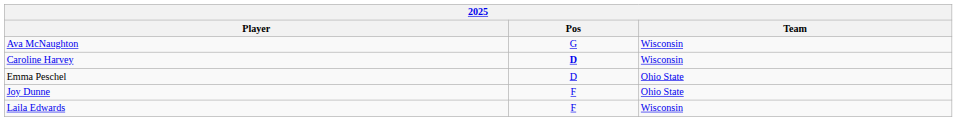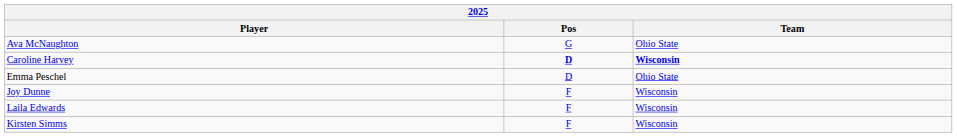(662, 44) Wisconsin -> (657, 44) Ohio State
(662, 60) normal -> (658, 60) bold
(662, 92) Ohio State -> (657, 92) Wisconsin
+ row: (37, 124)
